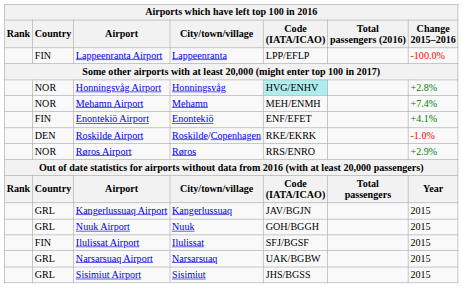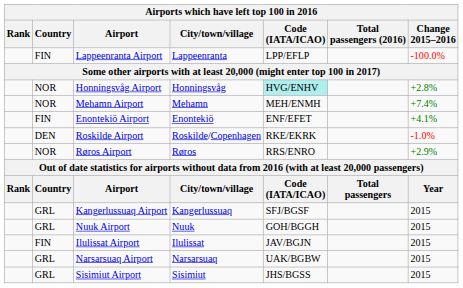(288, 211) JAV/BGJN -> (287, 211) SFJ/BGSF
(287, 242) SFJ/BGSF -> (288, 242) JAV/BGJN
